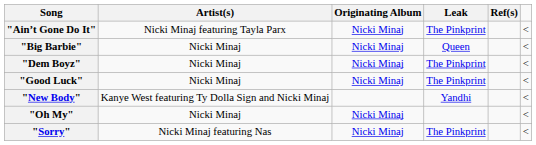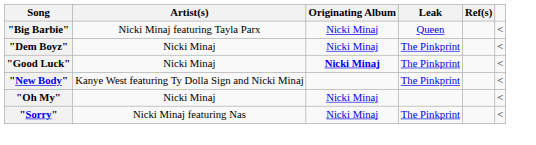- row: (51, 30)
(215, 47) Nicki Minaj -> (189, 30) Nicki Minaj featuring Tayla Parx
(378, 81) normal -> (352, 64) bold
(456, 98) Yandhi -> (430, 81) The Pinkprint
